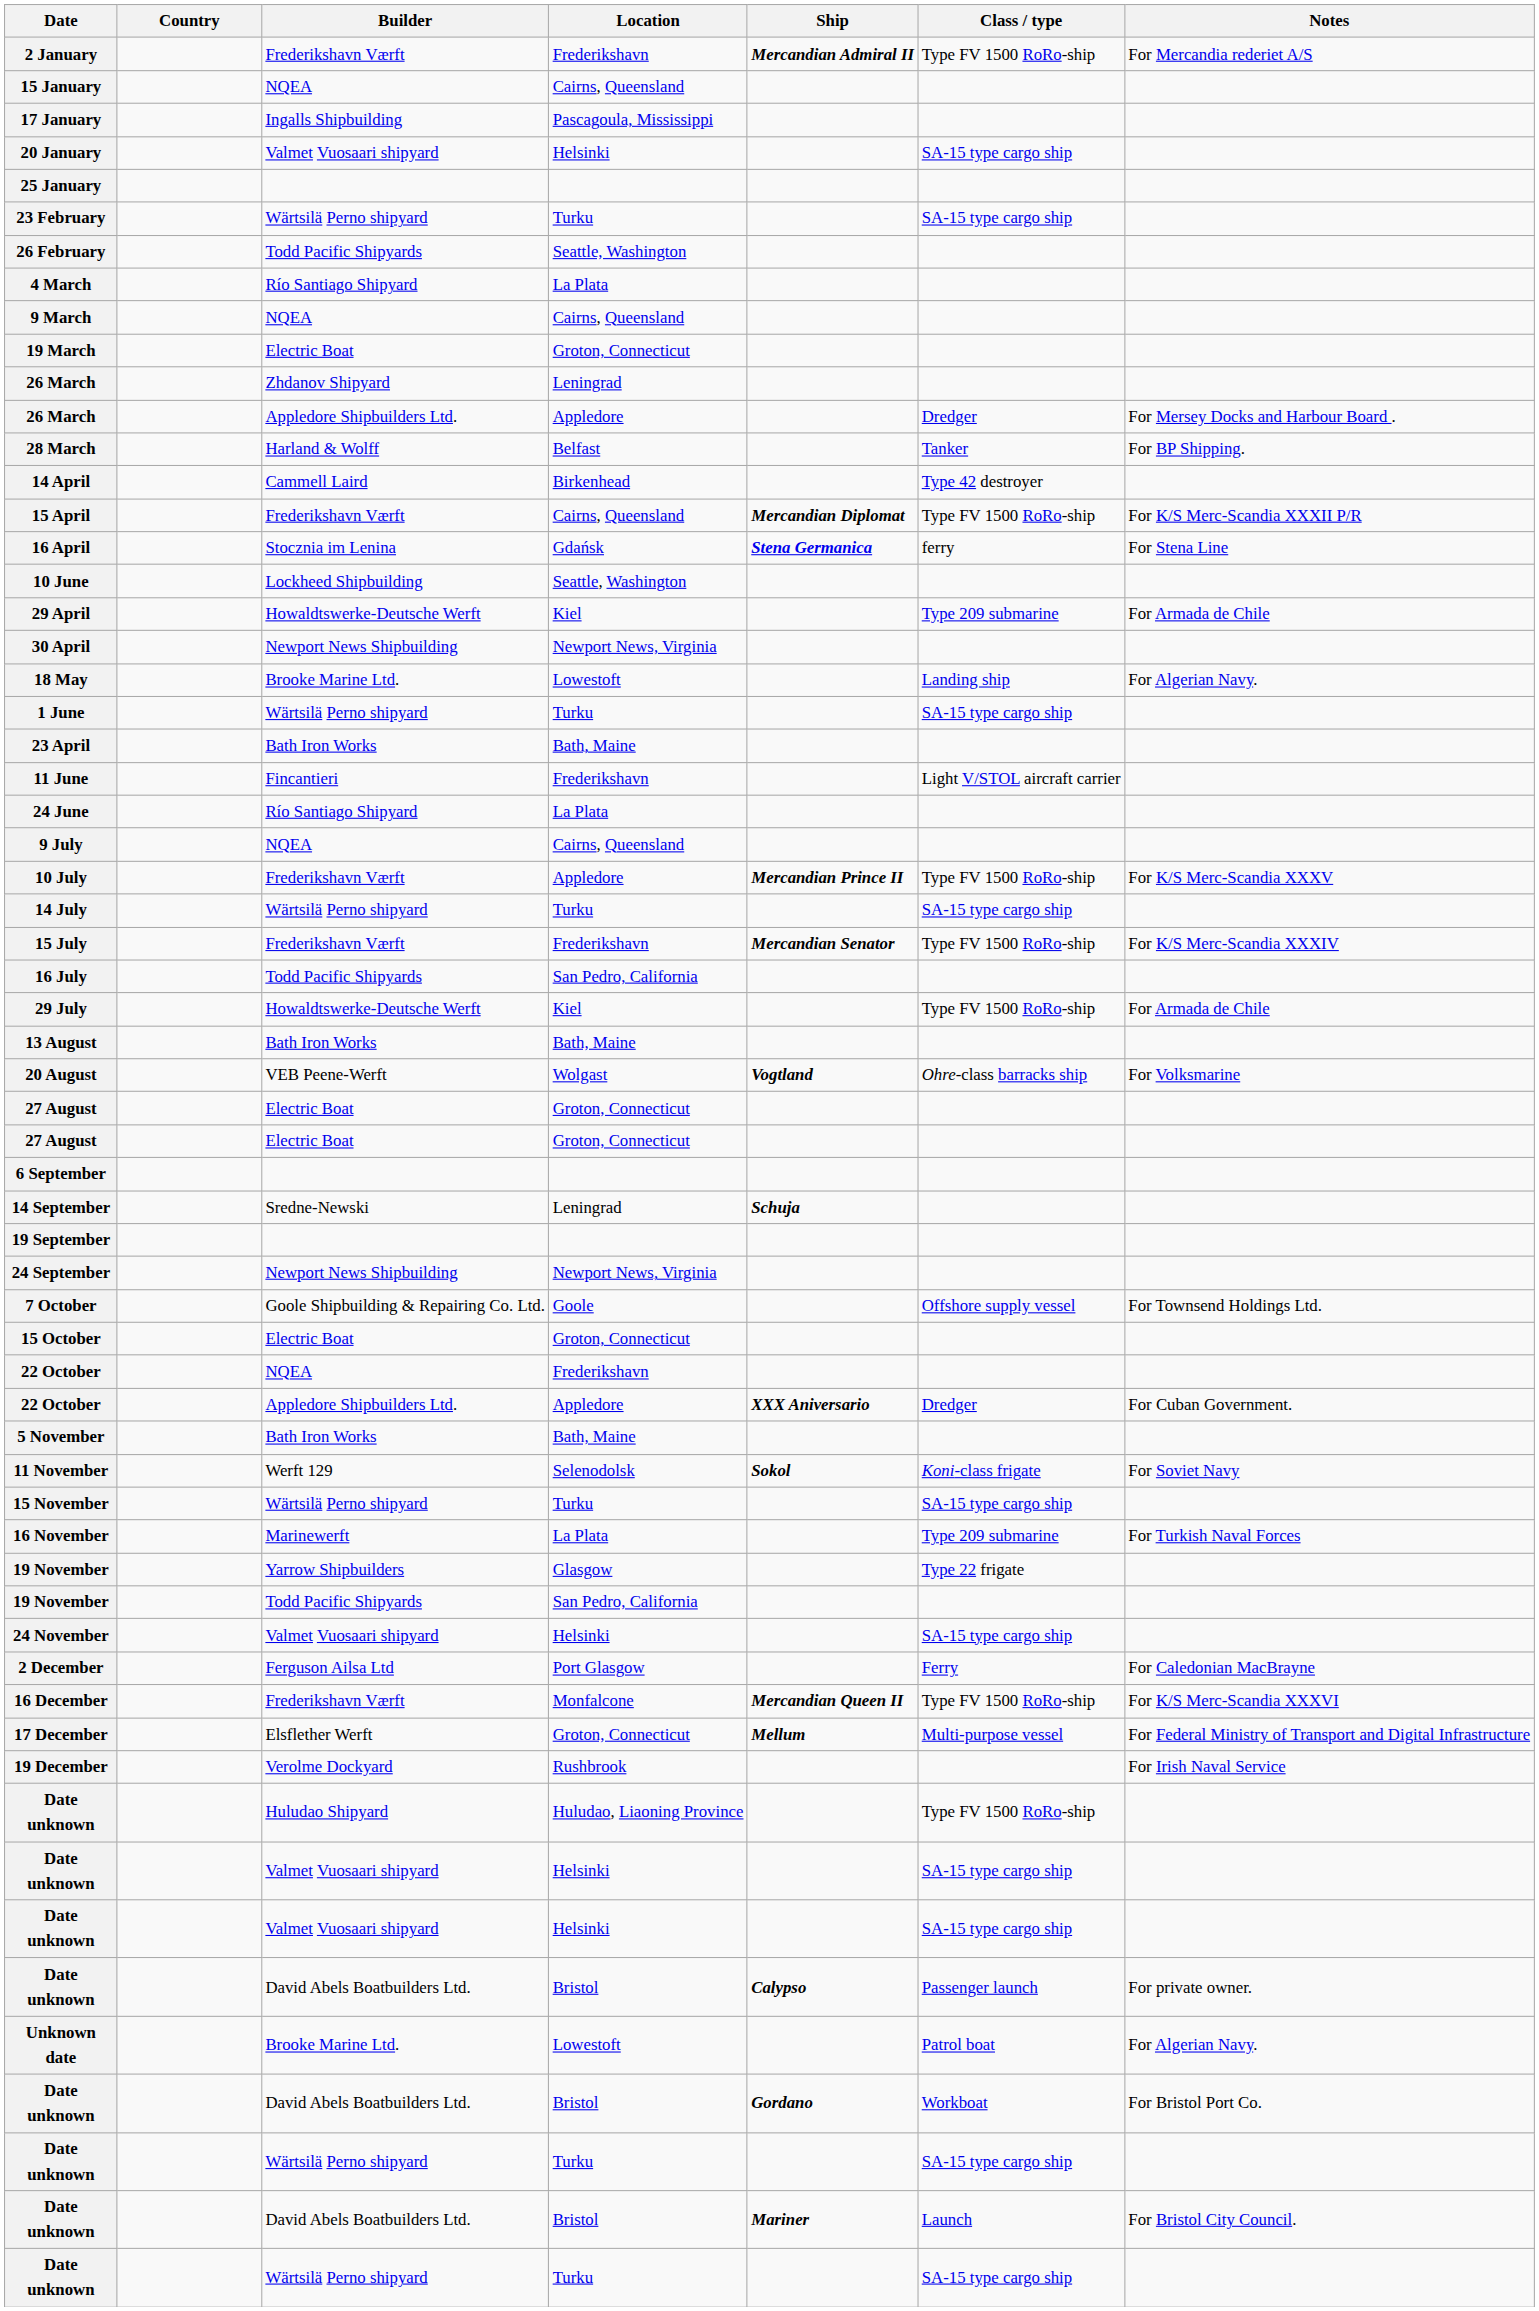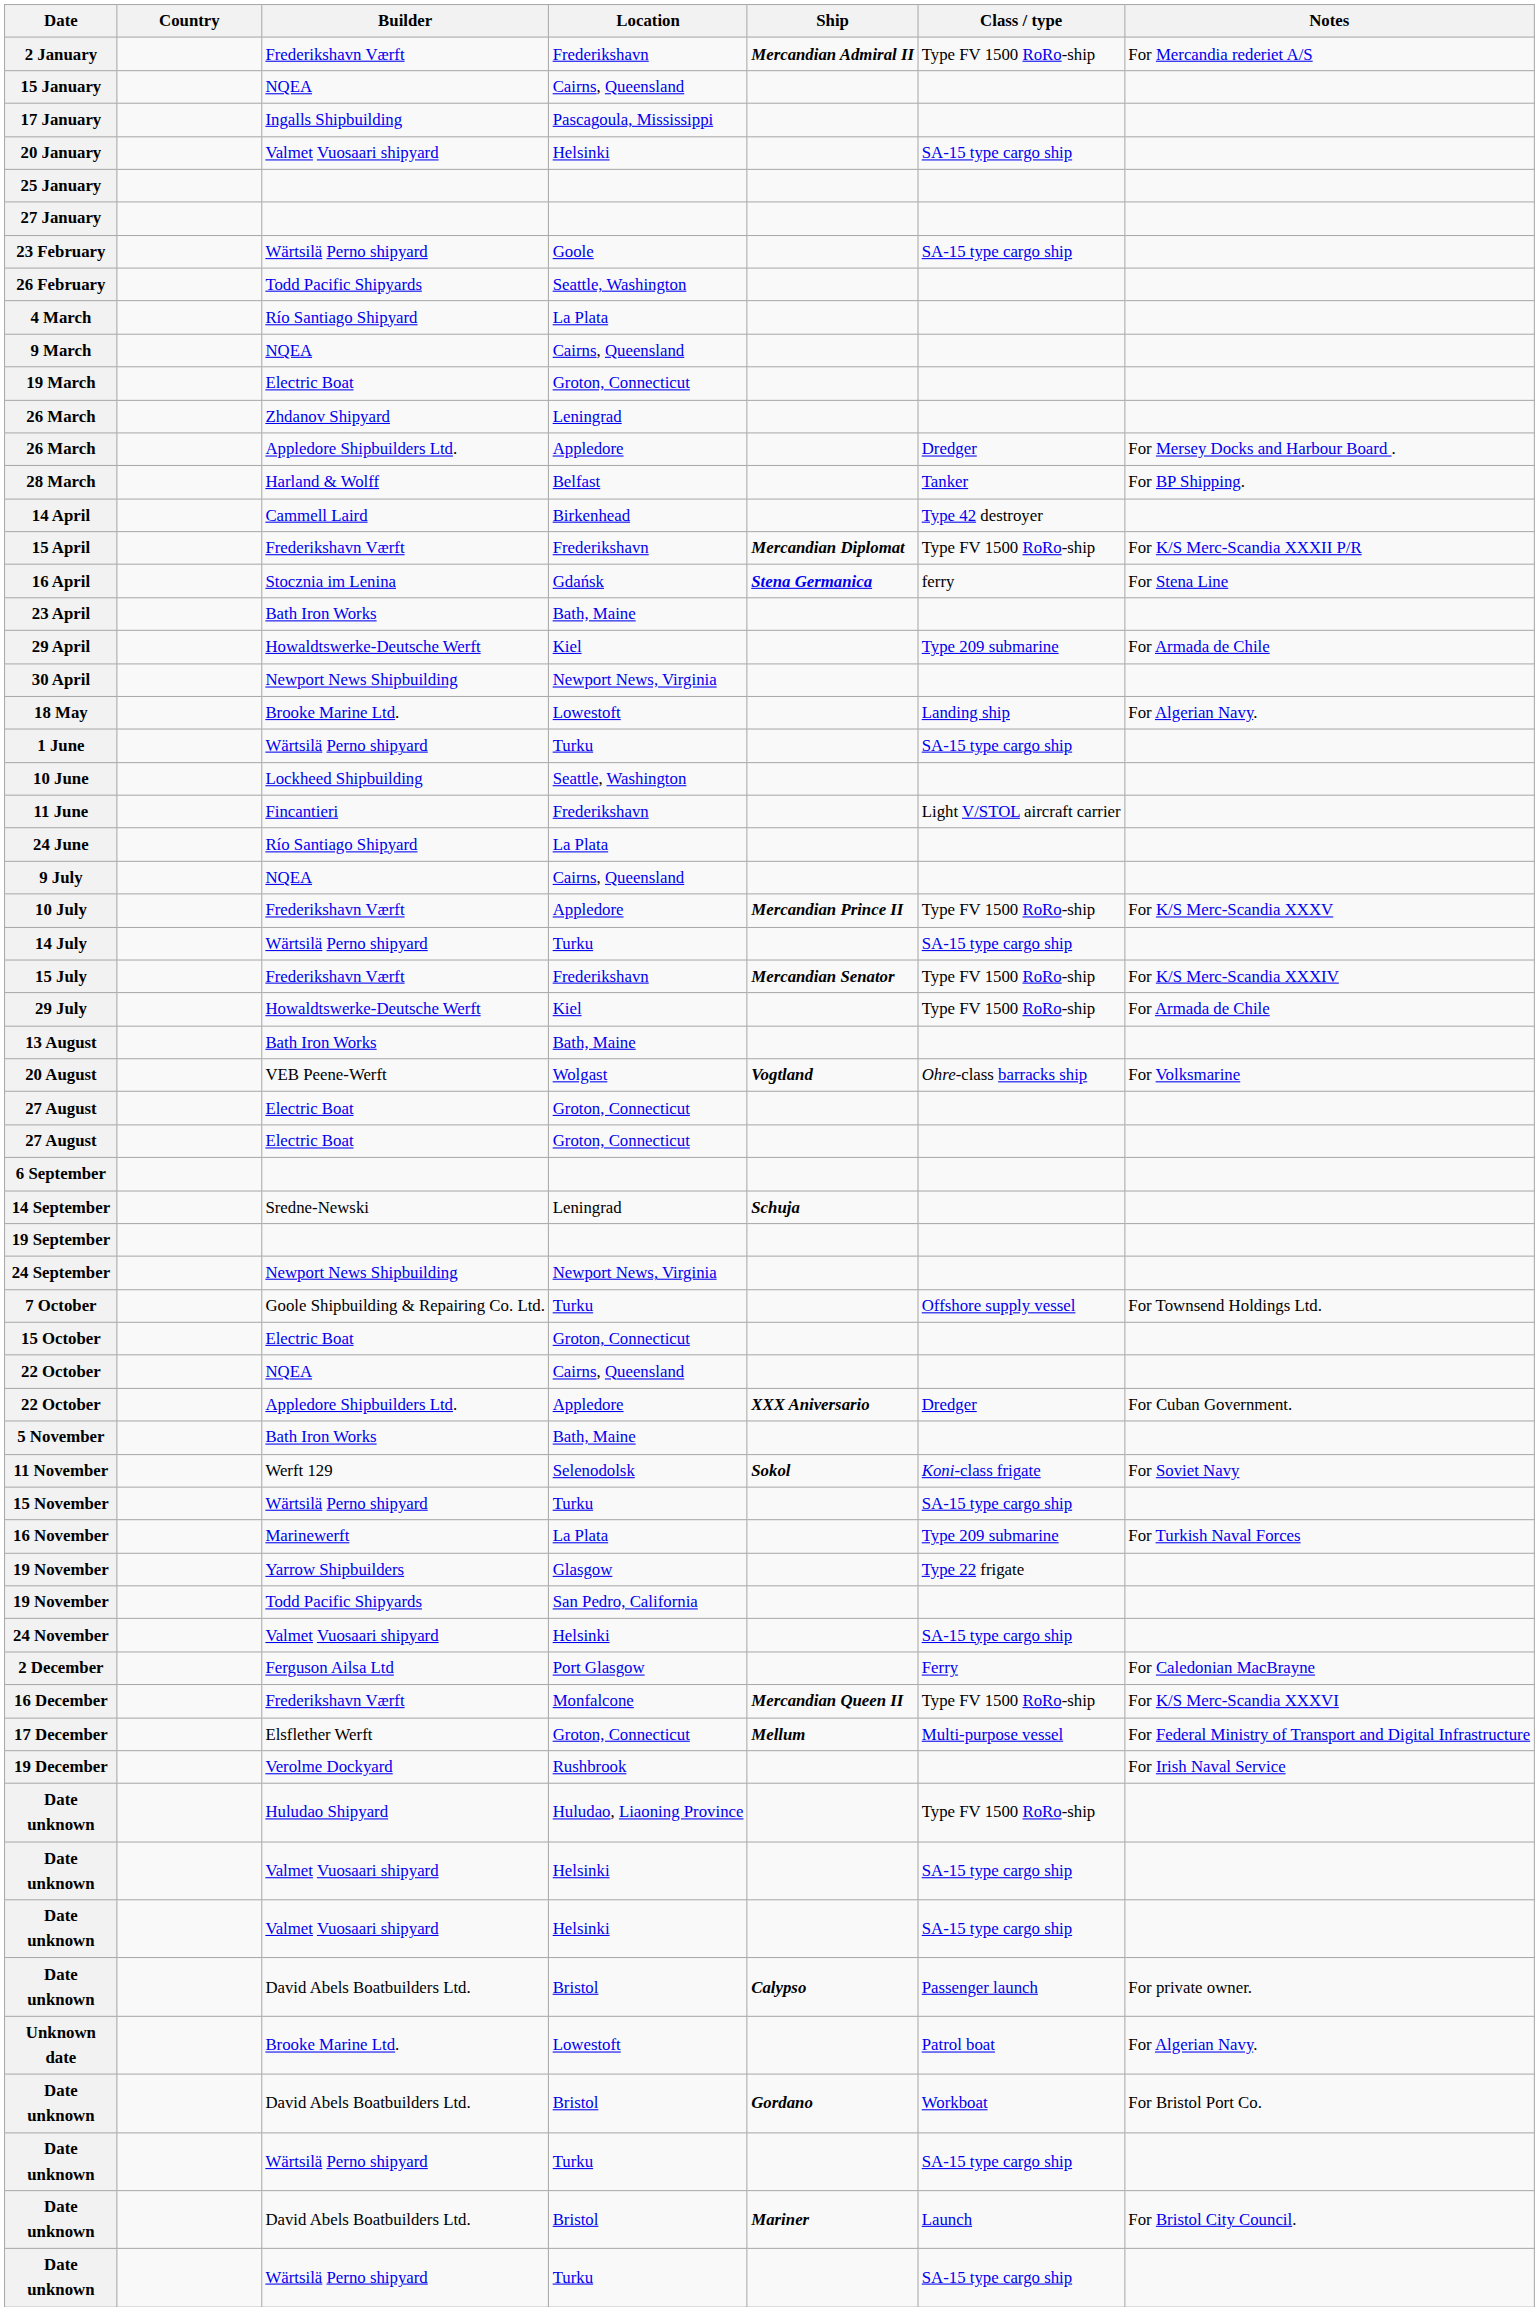+ row: (61, 218)
(573, 218) Turku -> (573, 251) Goole
(618, 515) Cairns, Queensland -> (601, 548) Frederikshavn
rows swapped: (61, 745) <-> (61, 581)
- row: (61, 976)
(573, 1305) Goole -> (573, 1305) Turku
(601, 1371) Frederikshavn -> (618, 1371) Cairns, Queensland
